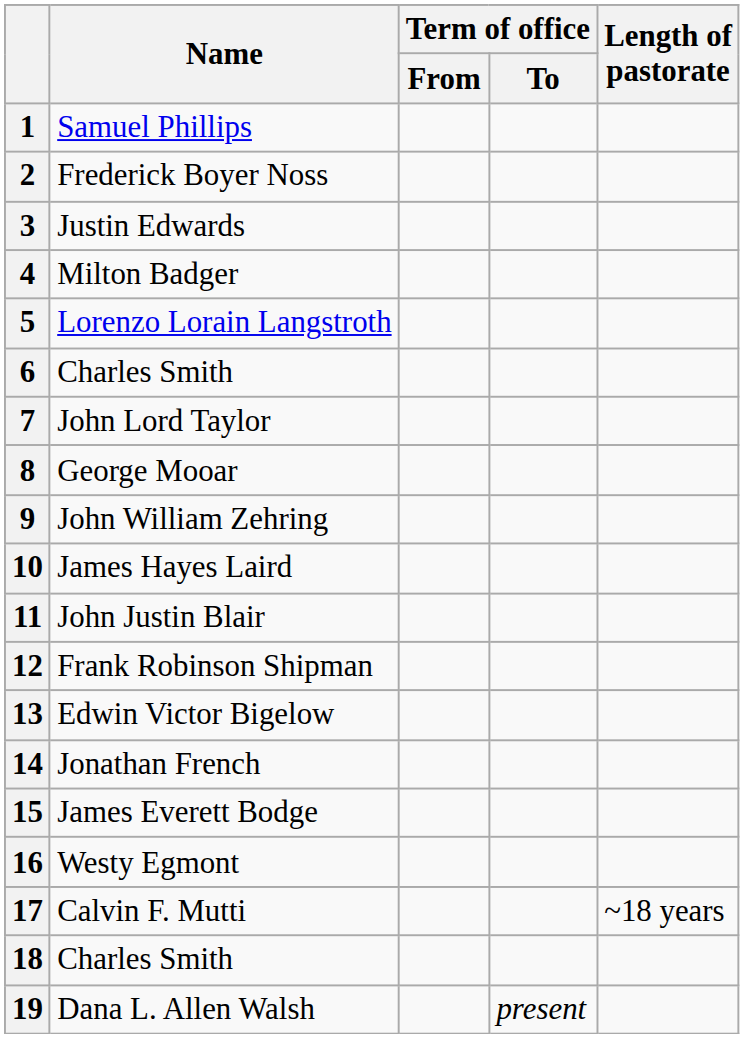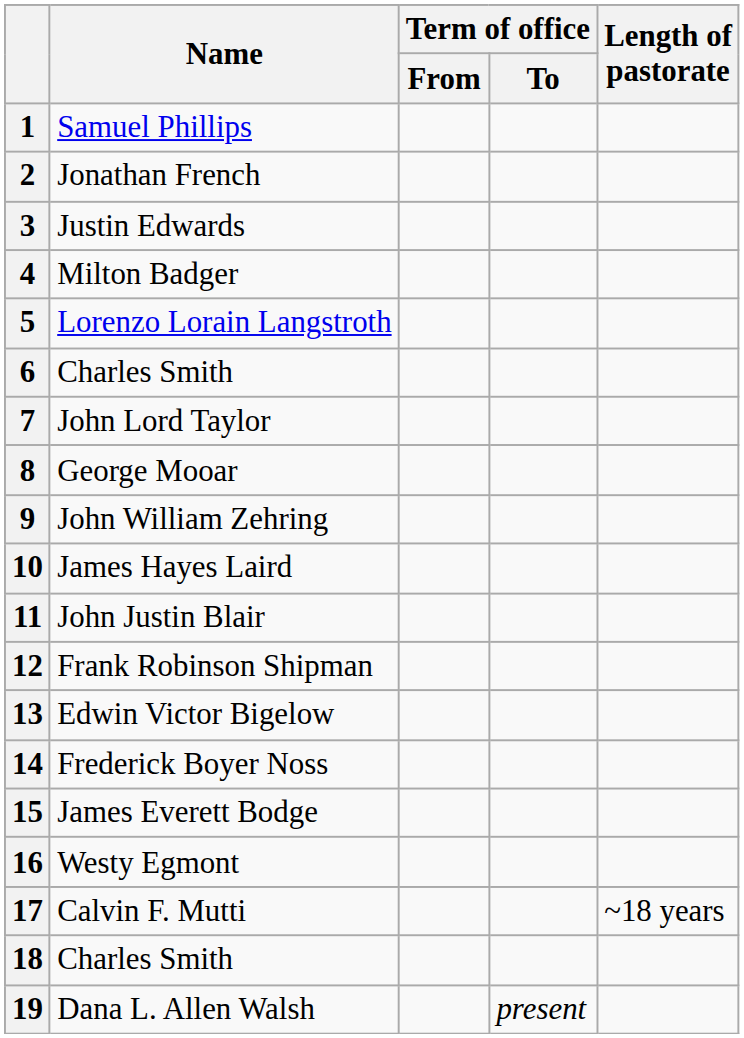(193, 175) Frederick Boyer Noss -> (159, 175) Jonathan French
(159, 763) Jonathan French -> (193, 763) Frederick Boyer Noss
